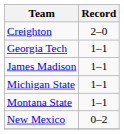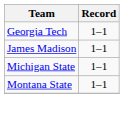- row: (29, 31)
- row: (36, 119)
